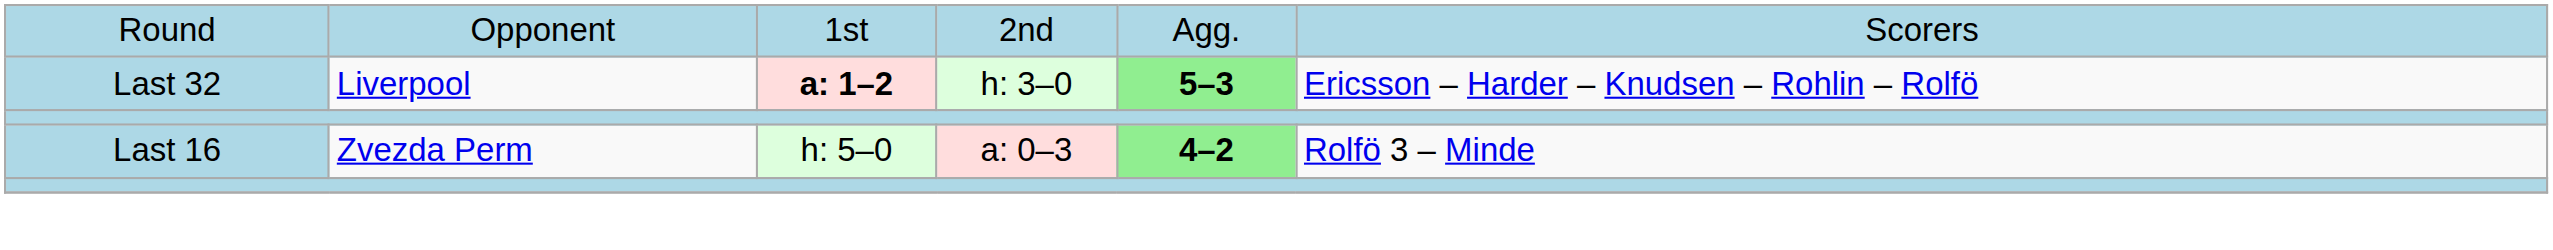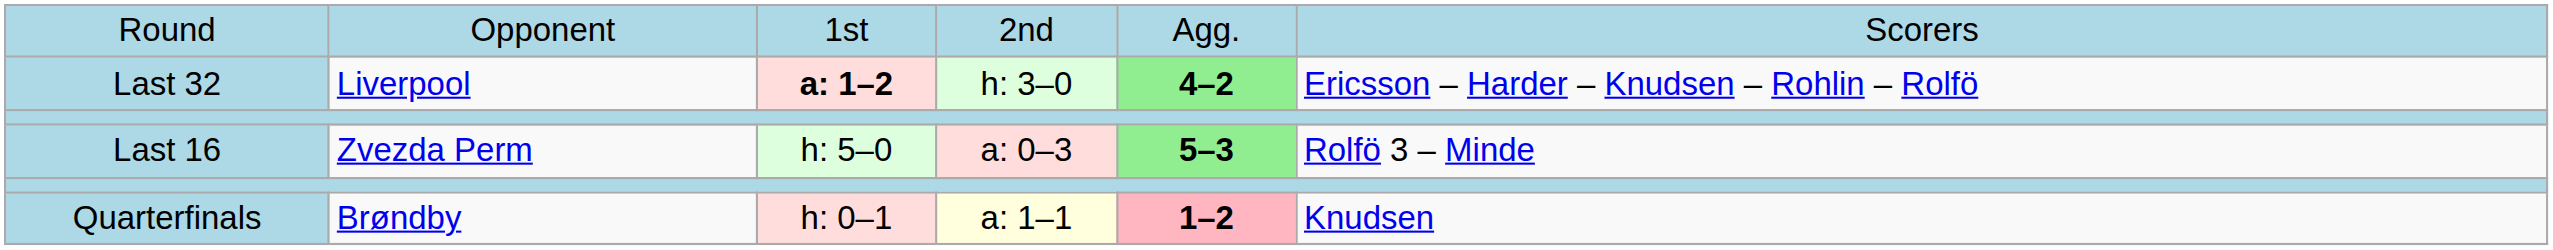(1206, 82) 5–3 -> (1206, 82) 4–2
(1206, 150) 4–2 -> (1206, 150) 5–3
+ row: (167, 217)
